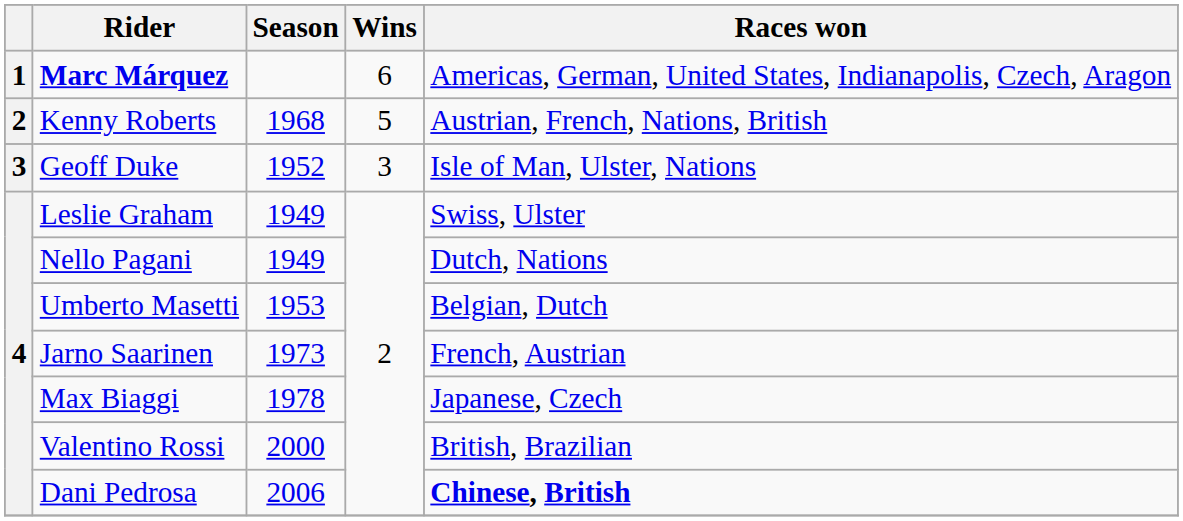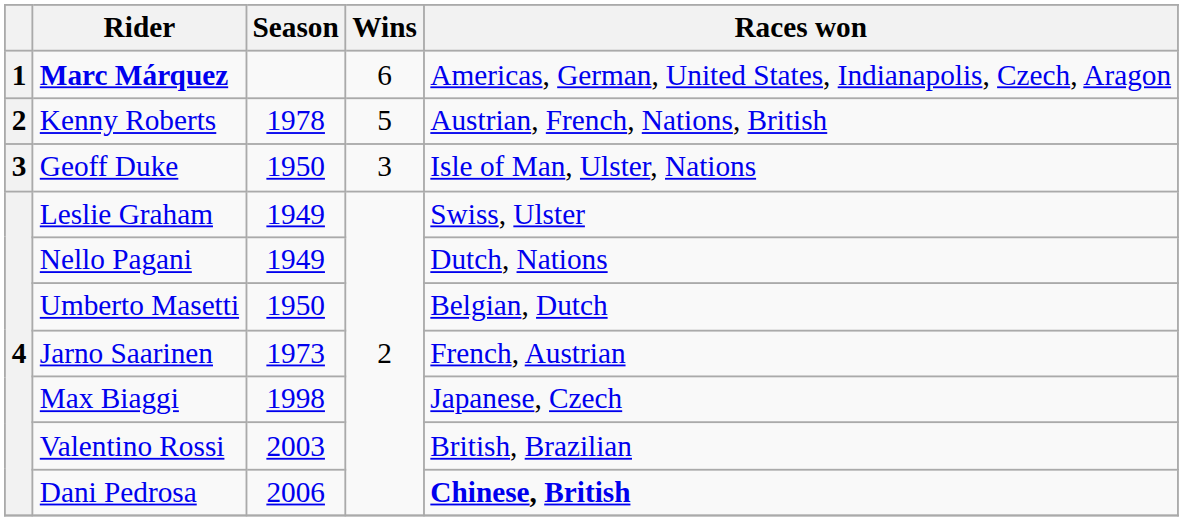(296, 120) 1968 -> (296, 120) 1978
(296, 167) 1952 -> (296, 167) 1950
(296, 306) 1953 -> (296, 306) 1950
(296, 399) 1978 -> (296, 399) 1998
(296, 445) 2000 -> (296, 445) 2003
